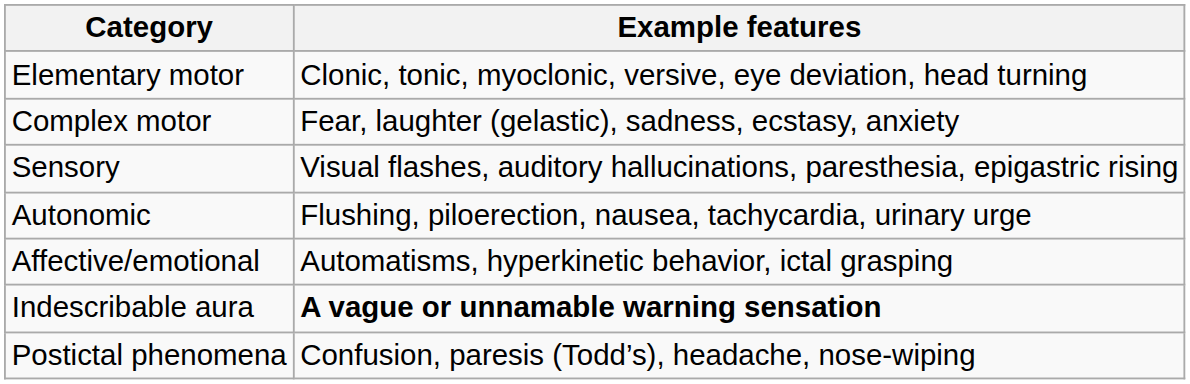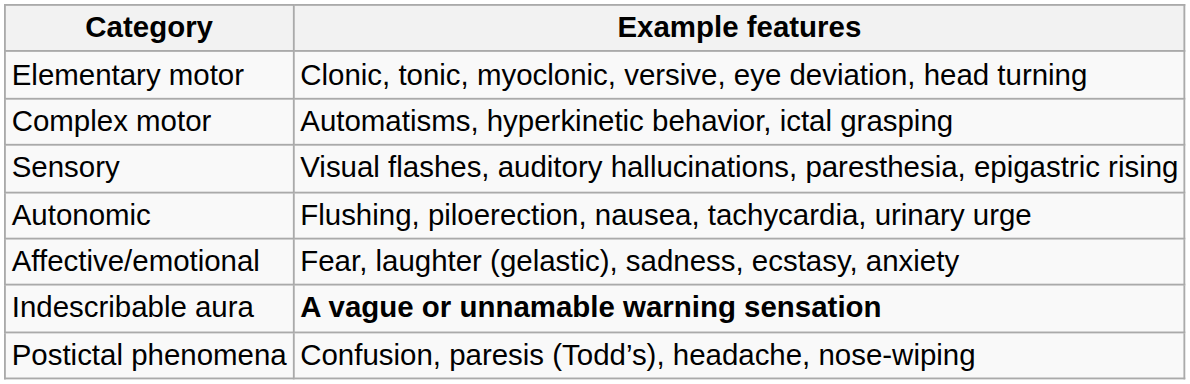(630, 121) Fear, laughter (gelastic), sadness, ecstasy, anxiety -> (627, 121) Automatisms, hyperkinetic behavior, ictal grasping
(627, 261) Automatisms, hyperkinetic behavior, ictal grasping -> (630, 261) Fear, laughter (gelastic), sadness, ecstasy, anxiety
